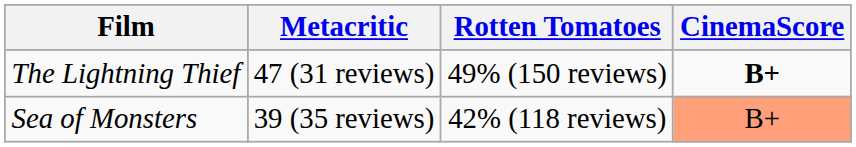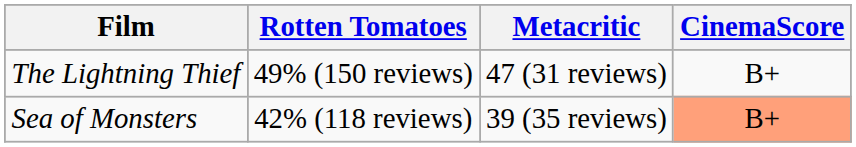columns swapped: (557, 27) <-> (344, 27)
(762, 73) bold -> (762, 73) normal
